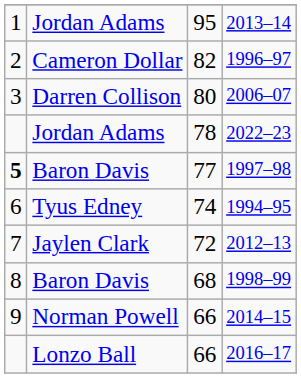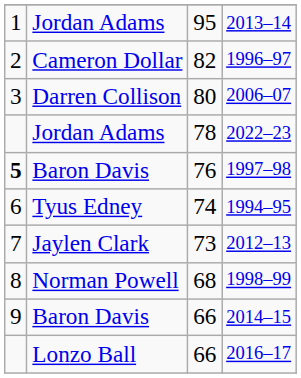(205, 170) 77 -> (205, 170) 76
(205, 243) 72 -> (205, 243) 73
(91, 280) Baron Davis -> (106, 280) Norman Powell
(106, 317) Norman Powell -> (91, 317) Baron Davis
